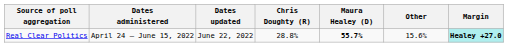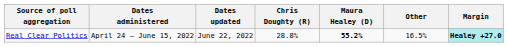(352, 35) 55.7% -> (352, 35) 55.2%
(416, 35) 15.6% -> (416, 35) 16.5%
